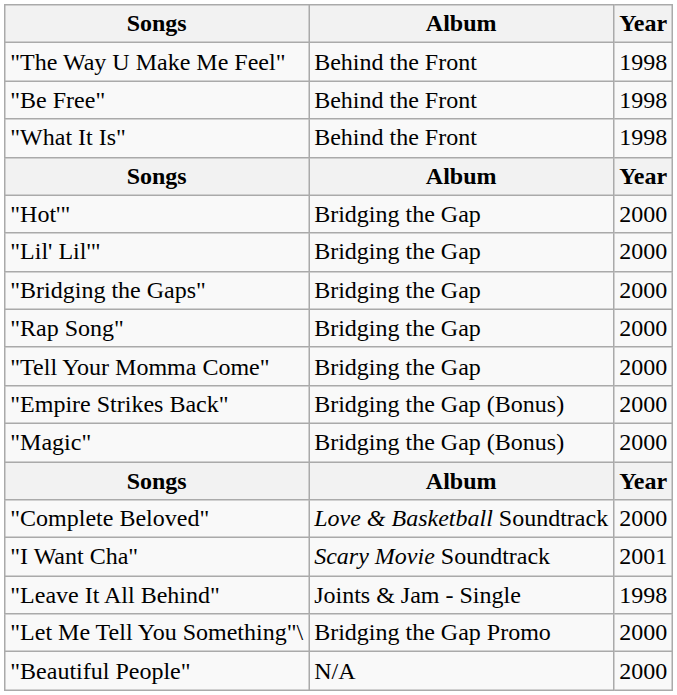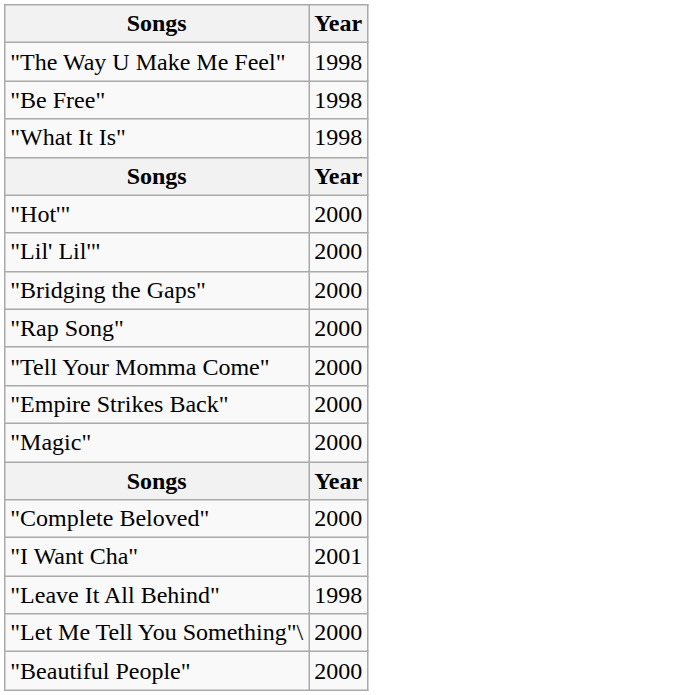- column: (461, 23)
